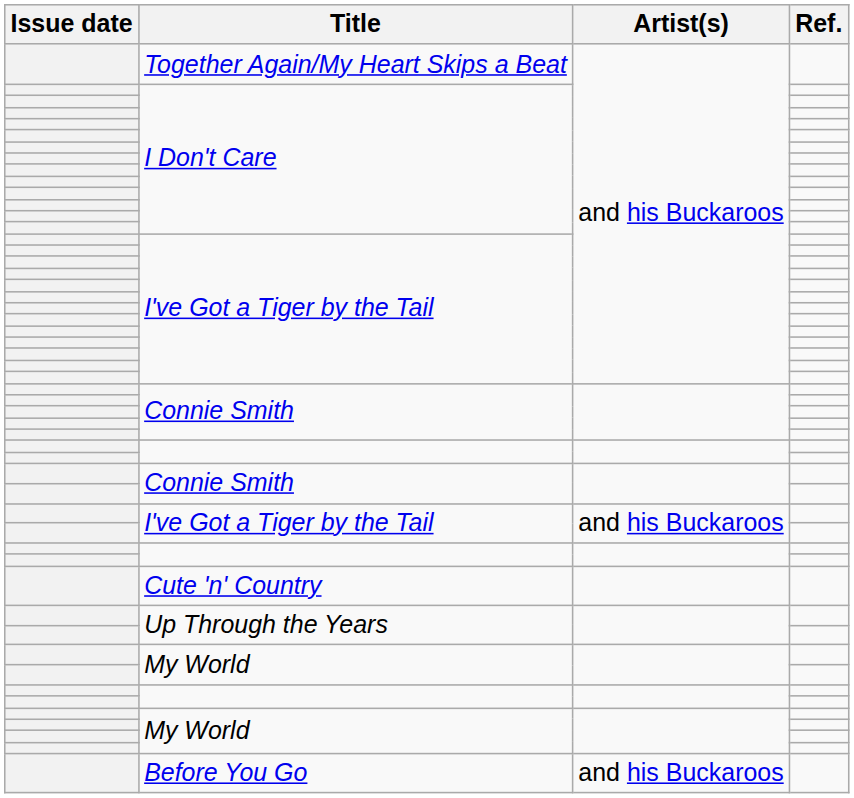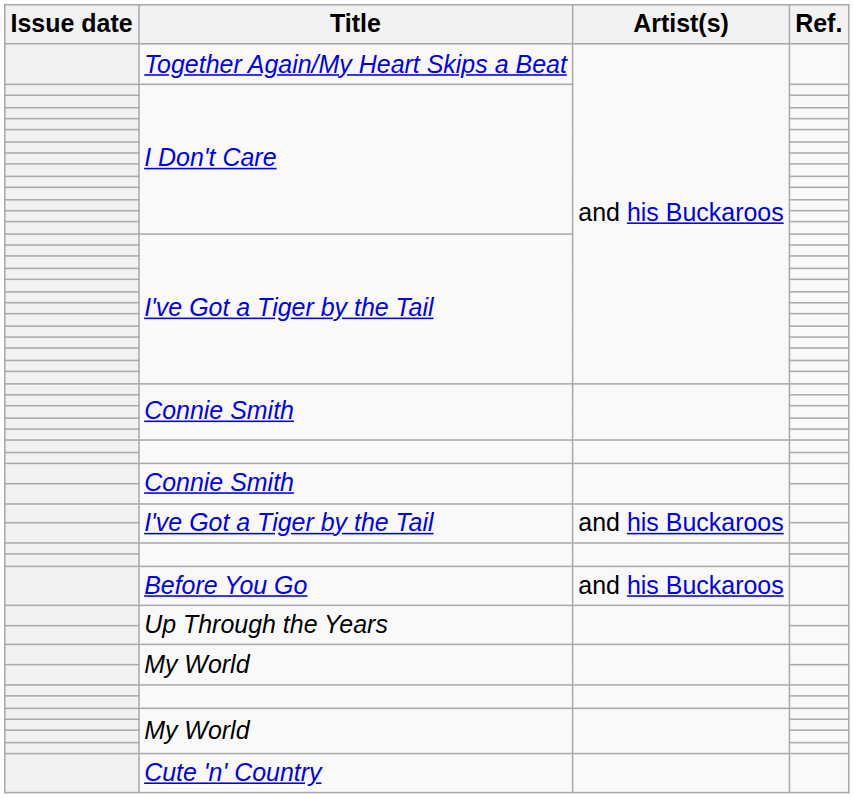rows swapped: (226, 773) <-> (233, 585)
